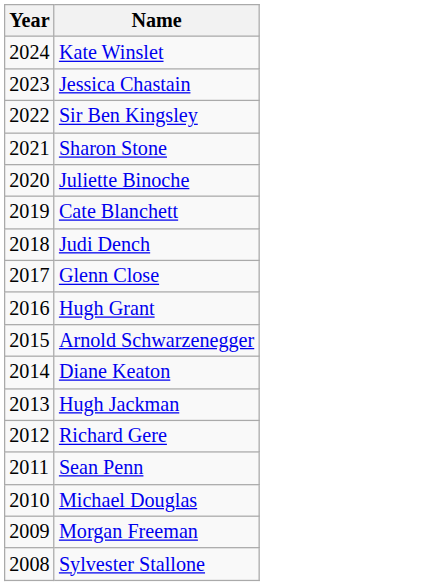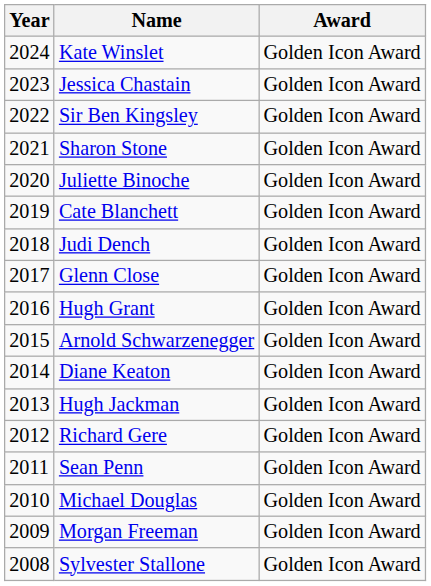+ column: (342, 20)
